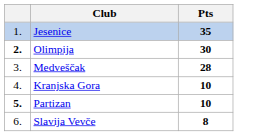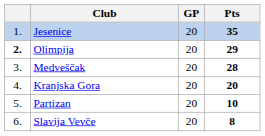+ column: (191, 13)
(206, 49) 30 -> (232, 49) 29
(206, 85) 10 -> (232, 85) 20
(18, 103) bold -> (18, 103) normal
